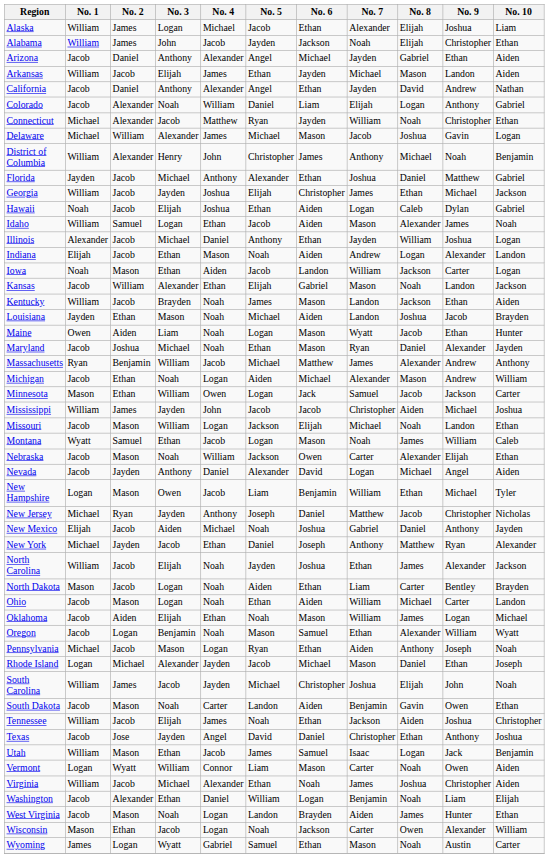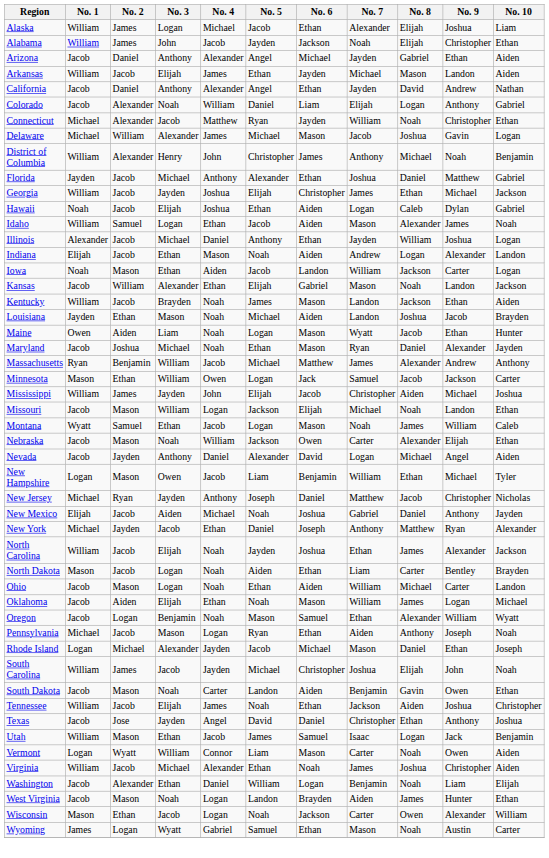- row: (25, 379)
(259, 410) Jacob -> (260, 394) Elijah
